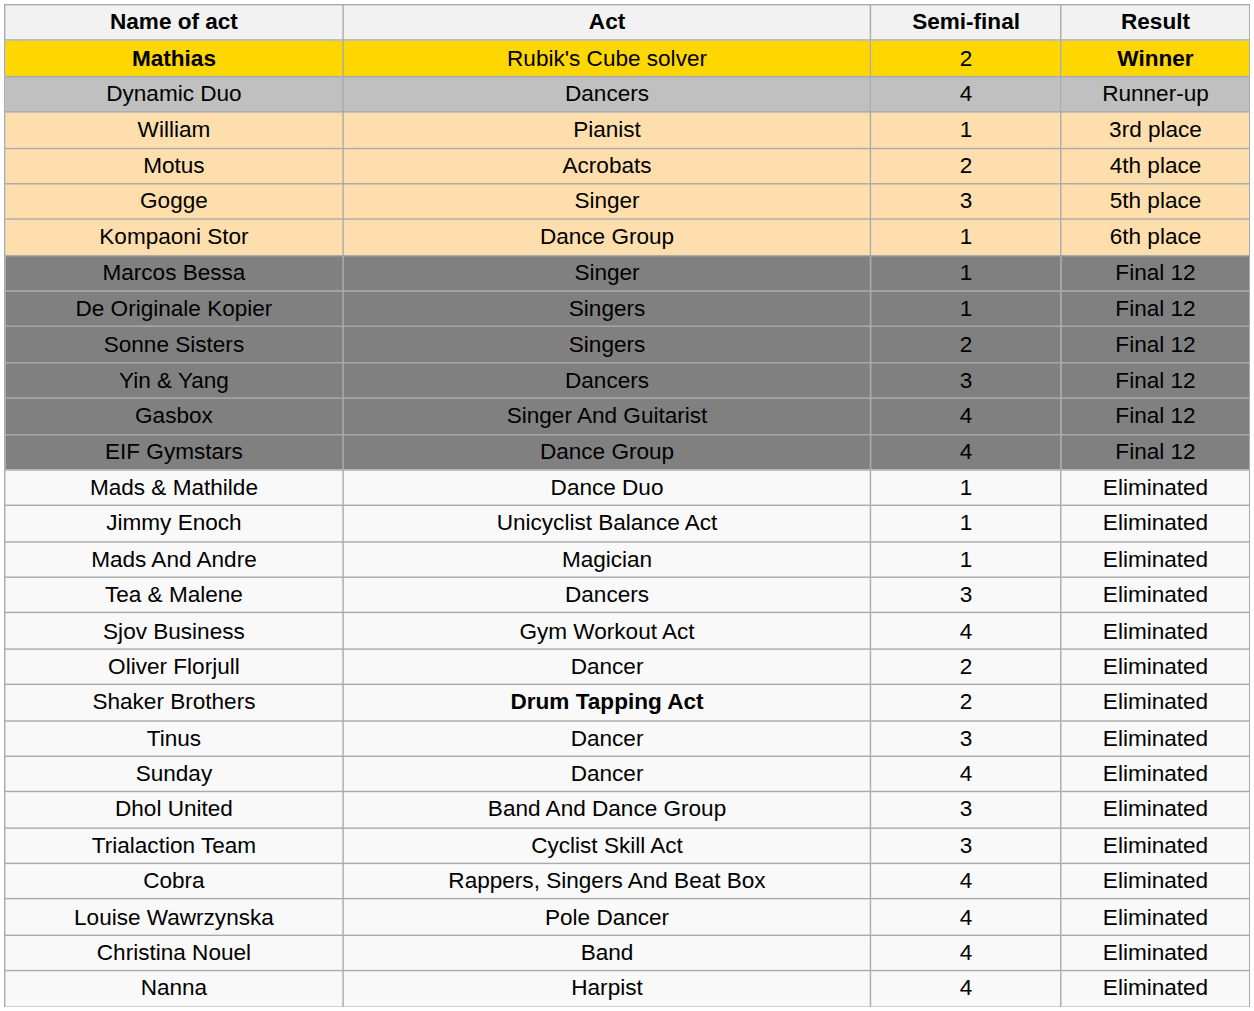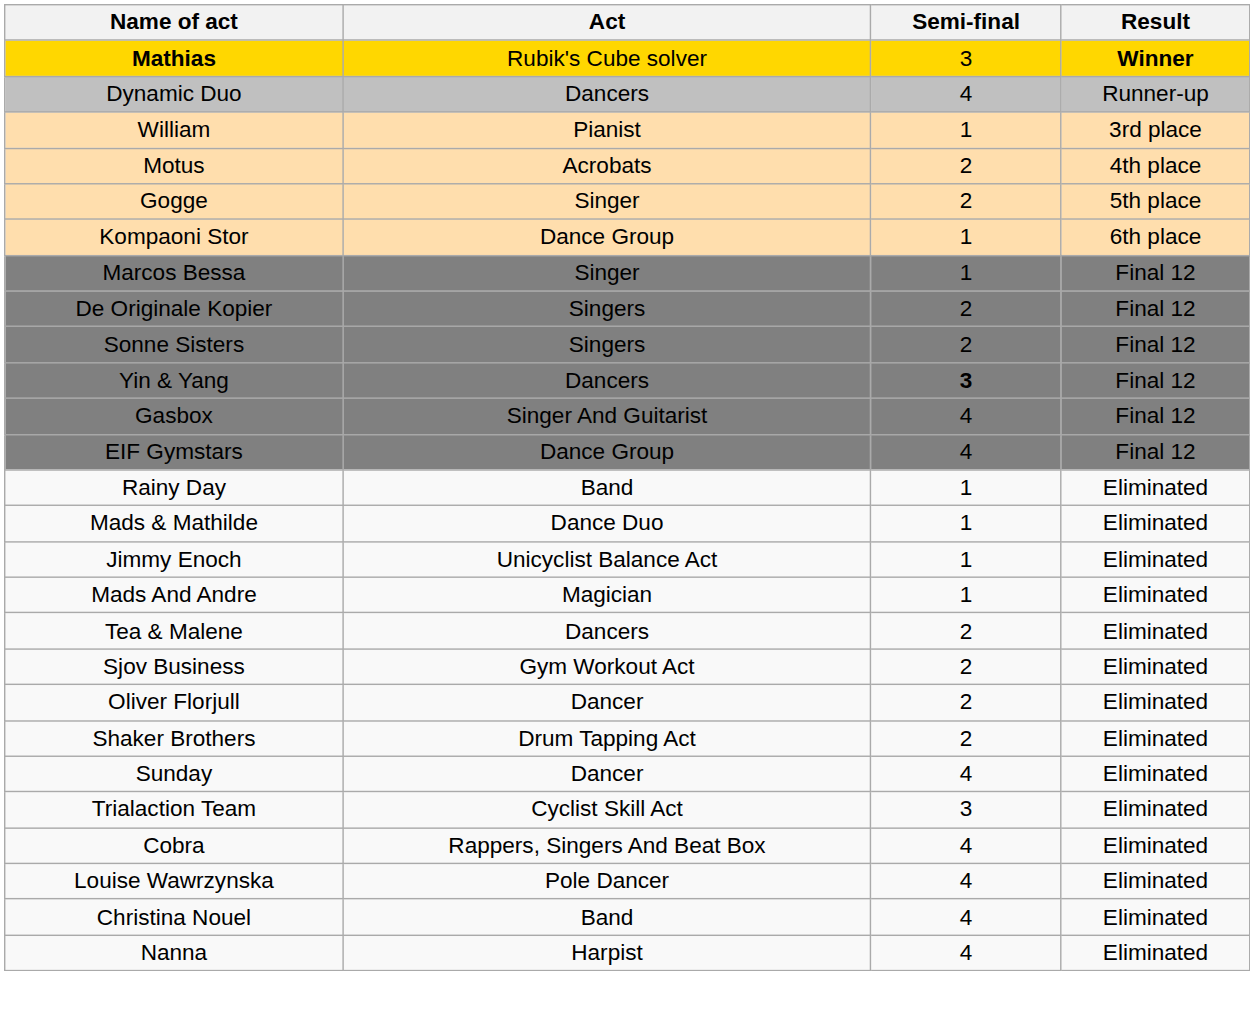(966, 58) 2 -> (966, 58) 3
(966, 201) 3 -> (966, 201) 2
(966, 308) 1 -> (966, 308) 2
(966, 380) normal -> (966, 380) bold
+ row: (174, 487)
(966, 594) 3 -> (966, 630) 2
(966, 630) 4 -> (966, 666) 2
(607, 702) bold -> (607, 737) normal
- row: (174, 737)
- row: (174, 809)
